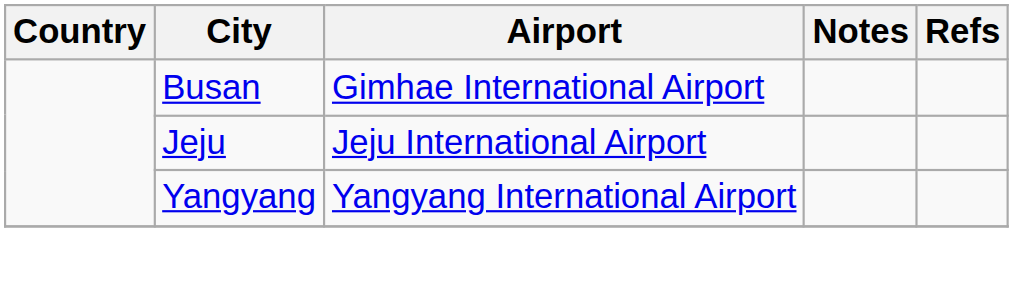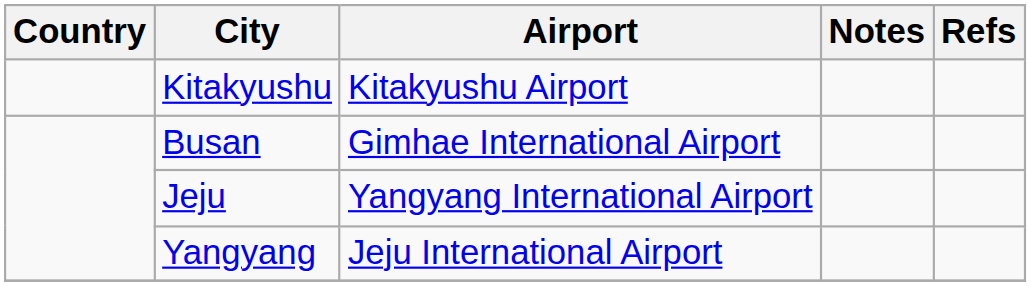+ row: (247, 87)
(519, 142) Jeju International Airport -> (580, 197) Yangyang International Airport
(564, 197) Yangyang International Airport -> (535, 252) Jeju International Airport
